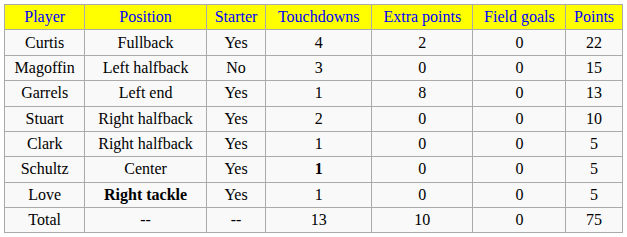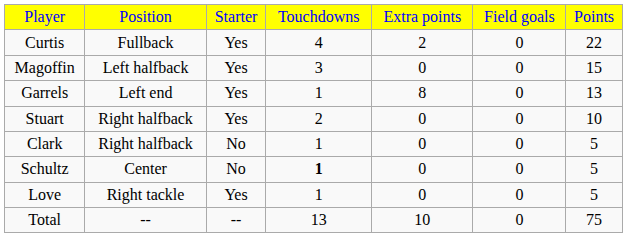(236, 67) No -> (236, 67) Yes
(236, 144) Yes -> (236, 144) No
(236, 169) Yes -> (236, 169) No
(146, 194) bold -> (146, 194) normal
